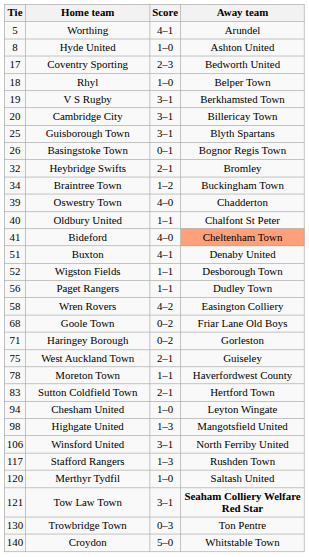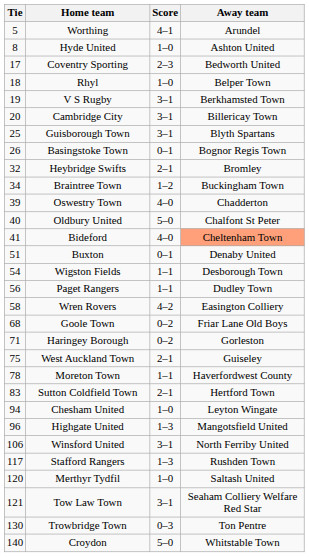(165, 220) 1–1 -> (165, 220) 5–0
(165, 254) 4–1 -> (165, 254) 0–1
(15, 271) 52 -> (15, 271) 54
(15, 427) 98 -> (15, 427) 96
(242, 502) bold -> (242, 502) normal
